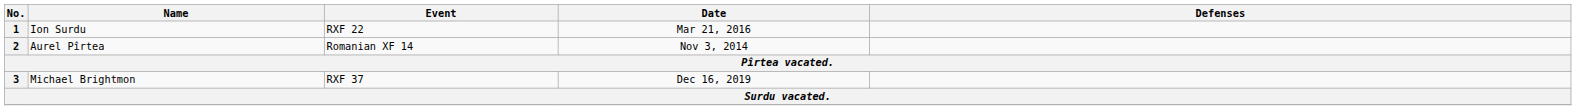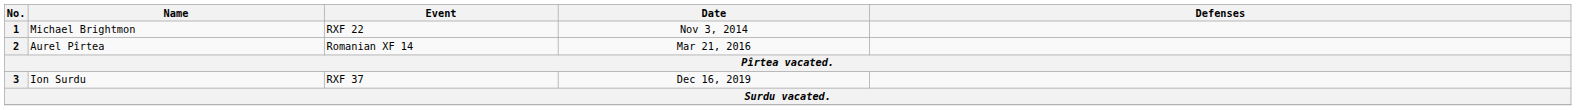(58, 30) Ion Surdu -> (83, 30) Michael Brightmon
(714, 30) Mar 21, 2016 -> (714, 30) Nov 3, 2014
(714, 46) Nov 3, 2014 -> (714, 46) Mar 21, 2016
(83, 80) Michael Brightmon -> (58, 80) Ion Surdu
